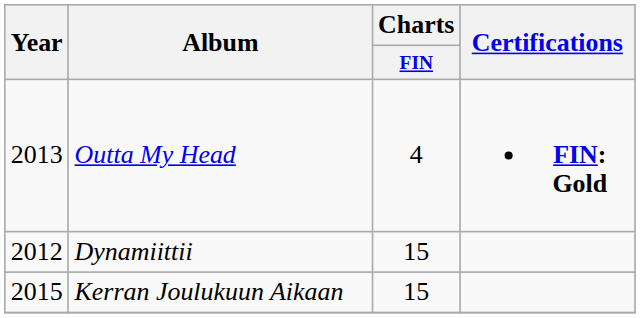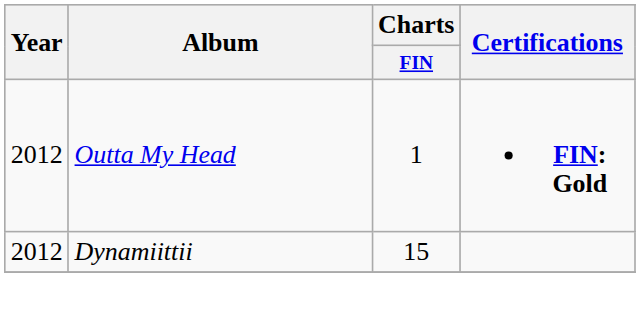(37, 154) 2013 -> (37, 154) 2012
(416, 154) 4 -> (416, 154) 1
- row: (209, 292)
